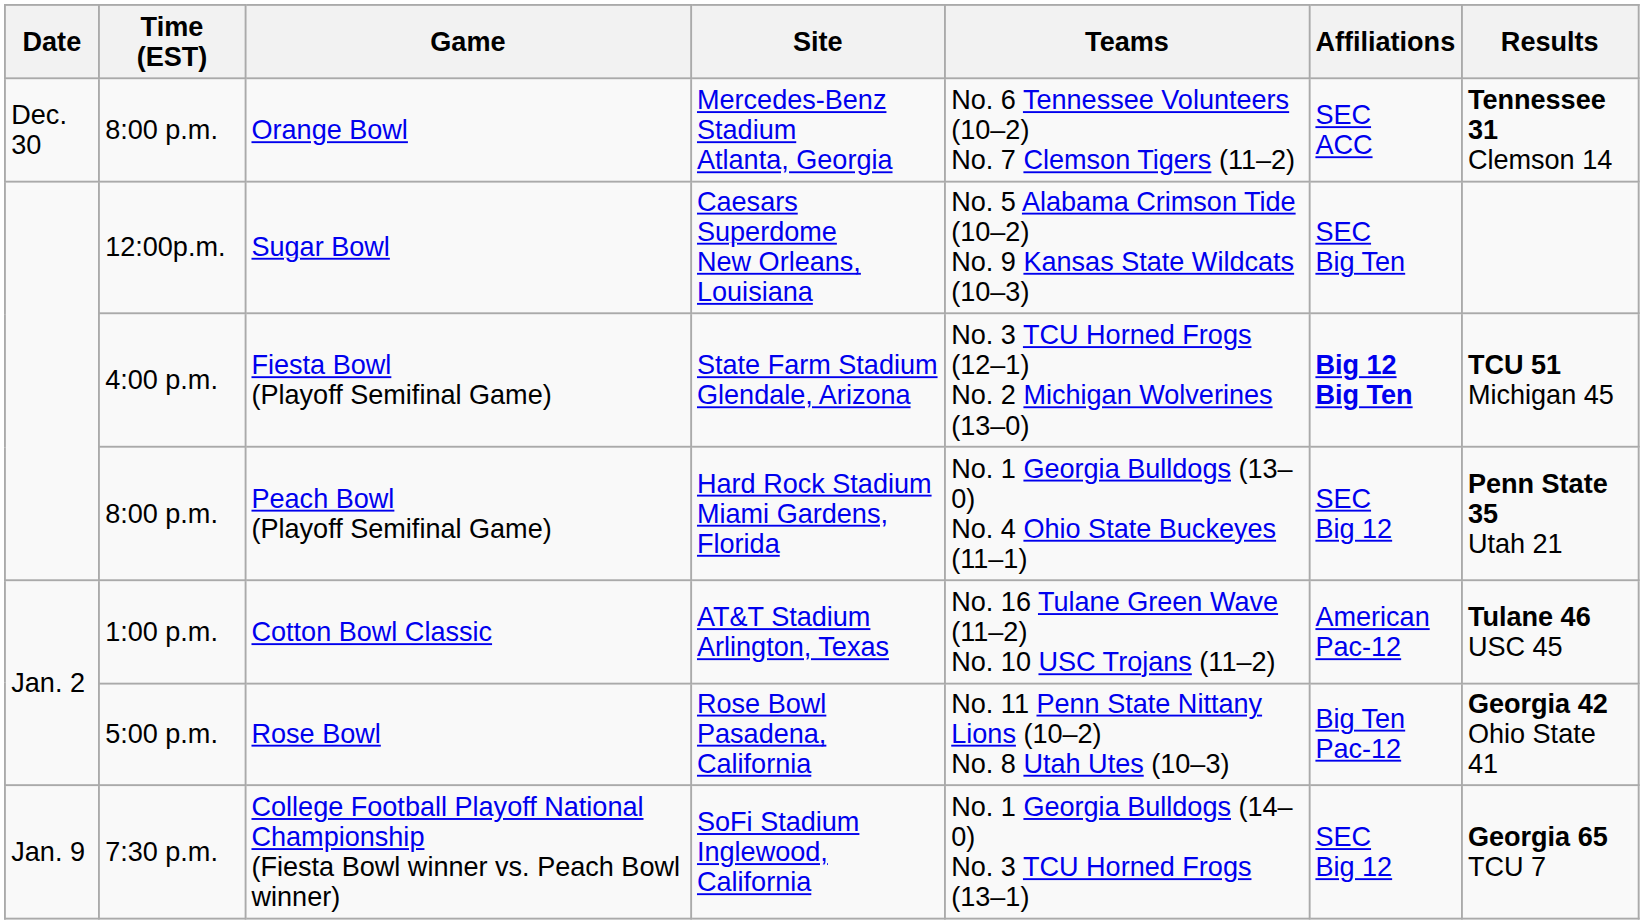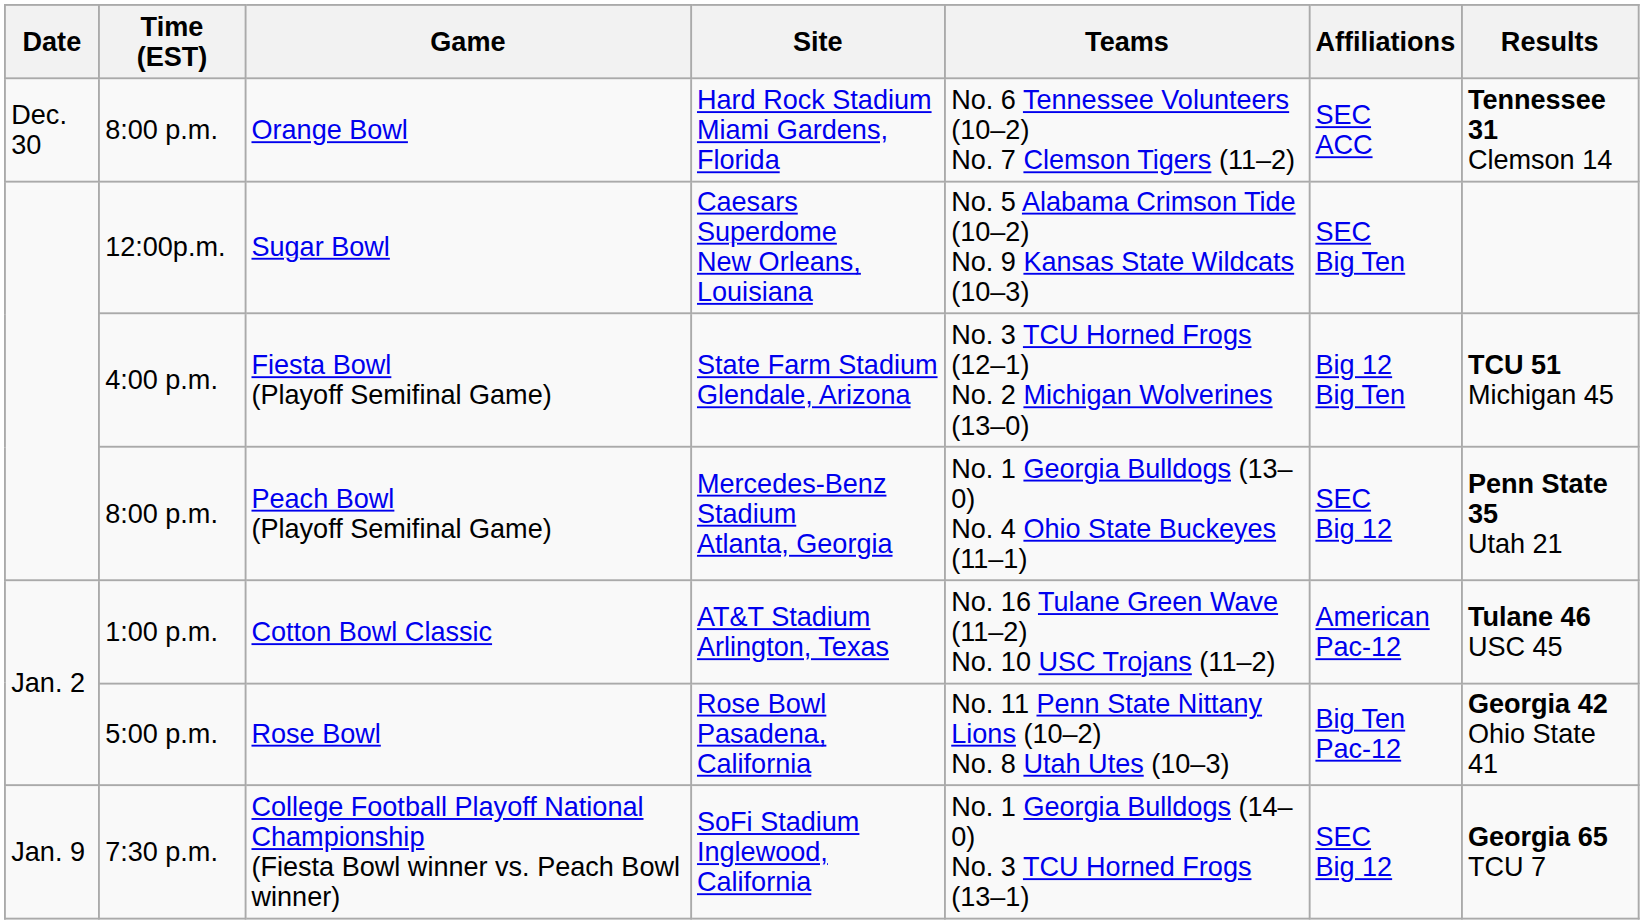(795, 130) Mercedes-Benz Stadium Atlanta, Georgia -> (814, 130) Hard Rock Stadium Miami Gardens, Florida
(1364, 381) bold -> (1360, 381) normal
(814, 514) Hard Rock Stadium Miami Gardens, Florida -> (795, 514) Mercedes-Benz Stadium Atlanta, Georgia
